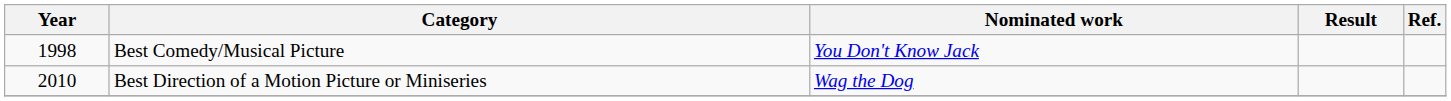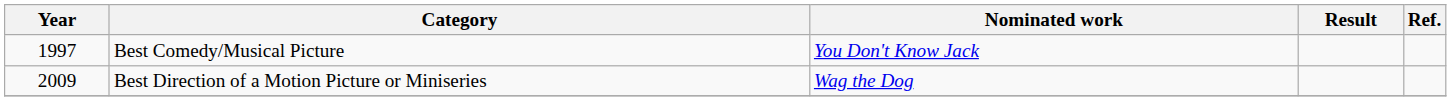(57, 50) 1998 -> (57, 50) 1997
(57, 80) 2010 -> (57, 80) 2009
